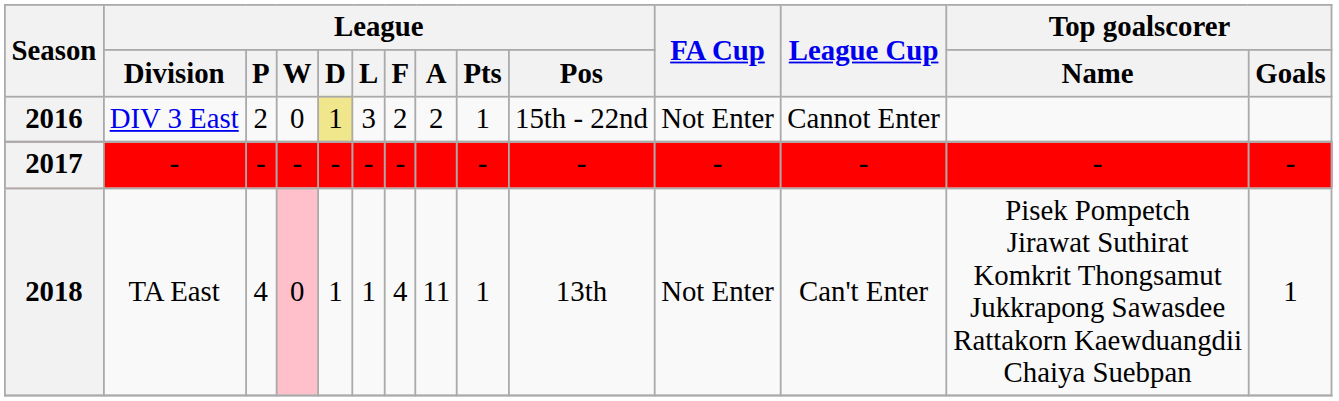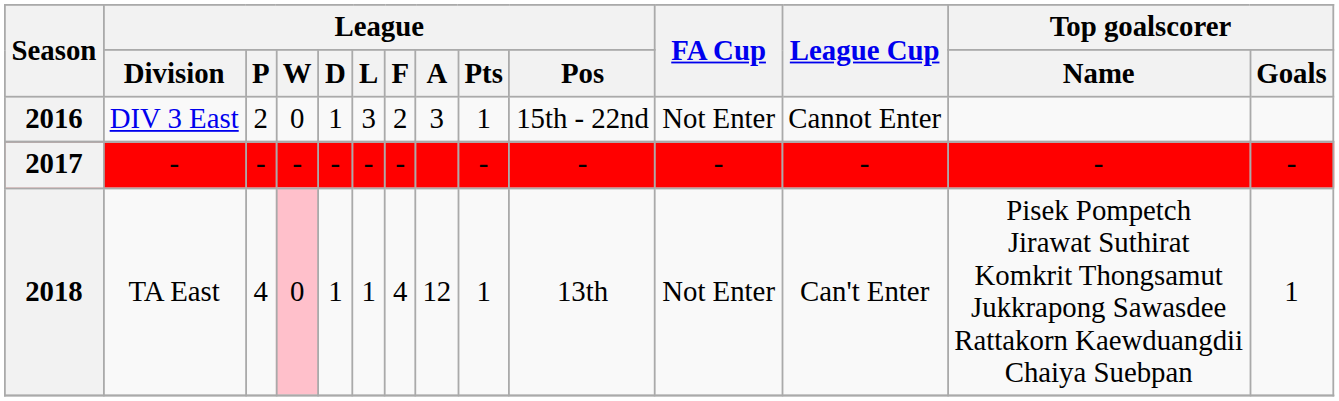(335, 118) khaki background -> (335, 118) no background
(436, 118) 2 -> (437, 118) 3
(436, 291) 11 -> (437, 291) 12
